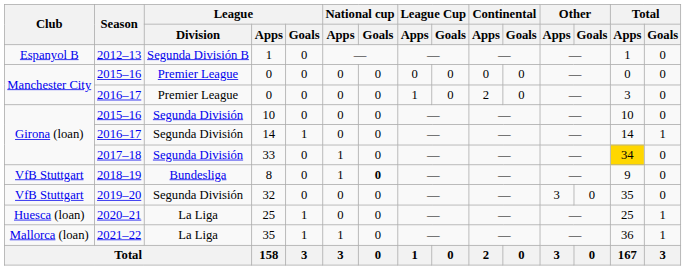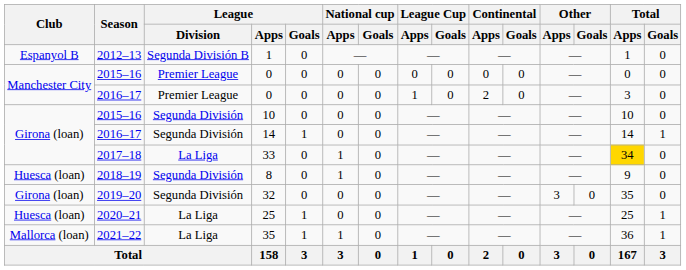(198, 154) Segunda División -> (198, 154) La Liga
(49, 174) VfB Stuttgart -> (49, 174) Huesca (loan)
(198, 174) Bundesliga -> (198, 174) Segunda División
(378, 174) bold -> (378, 174) normal
(49, 194) VfB Stuttgart -> (49, 194) Girona (loan)
